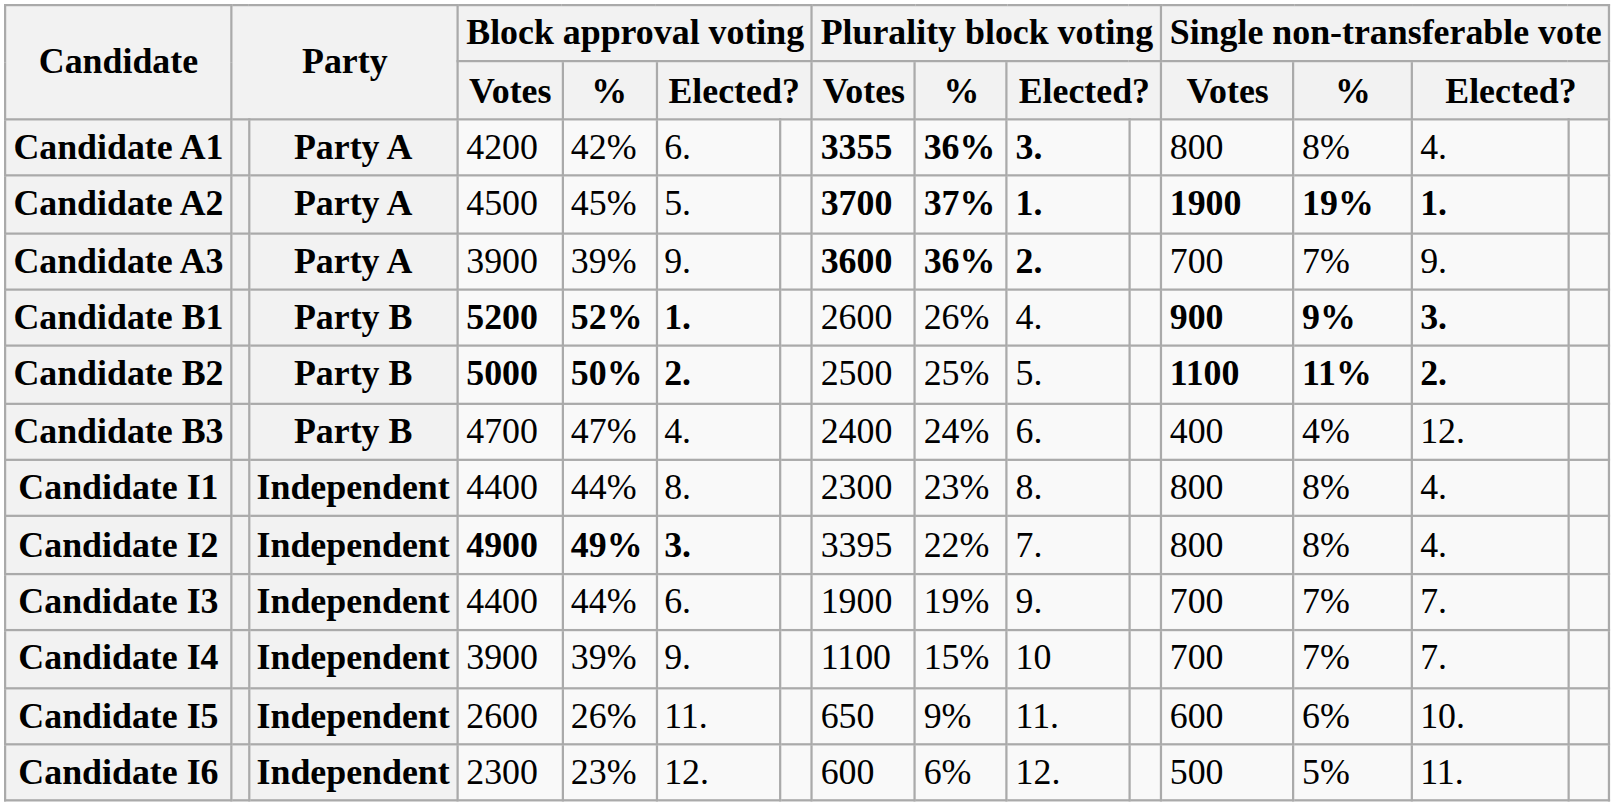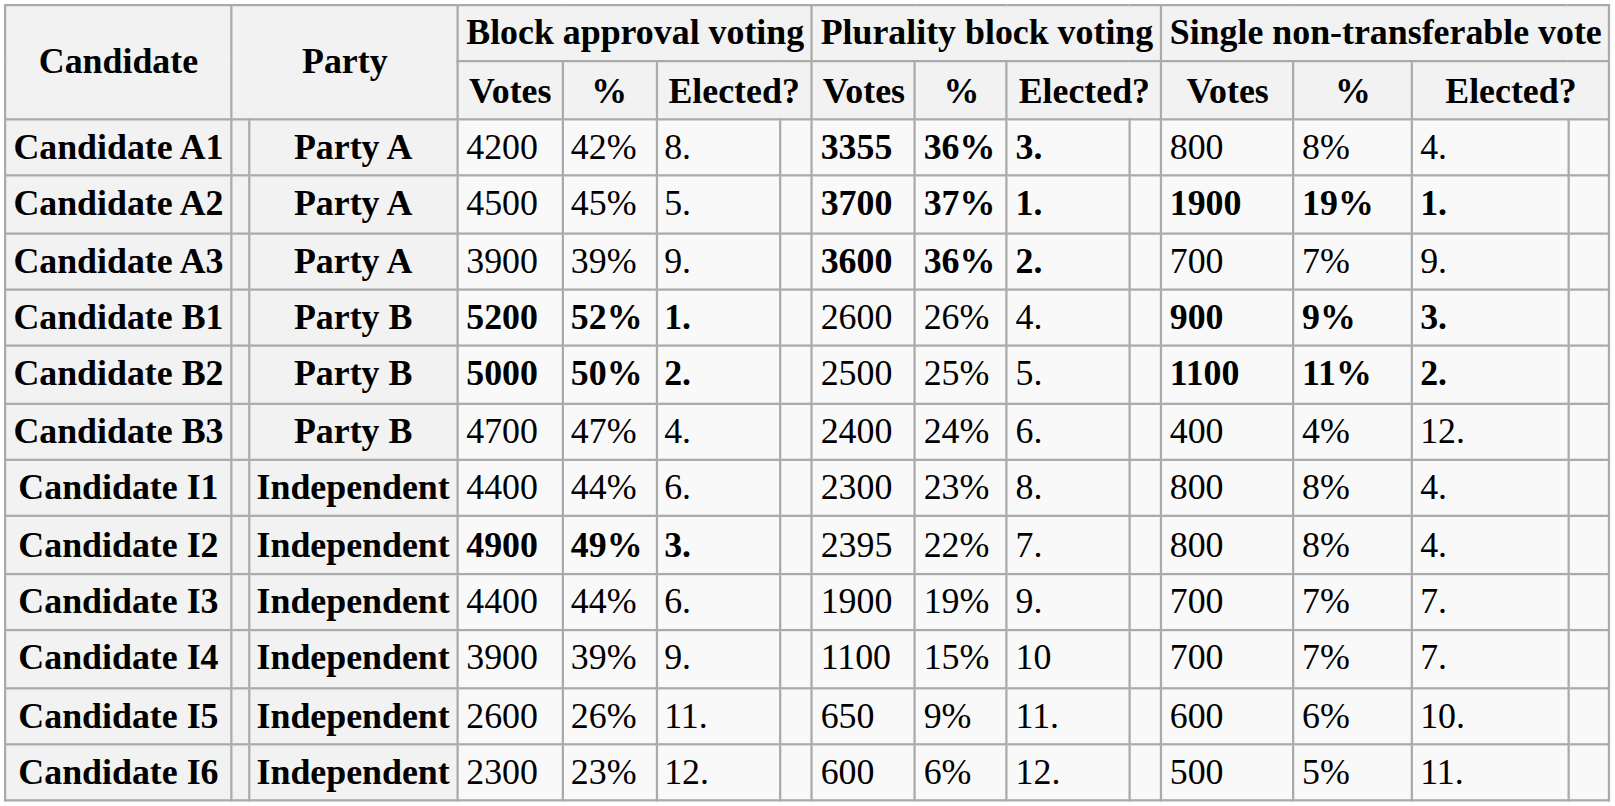(678, 146) 6. -> (678, 146) 8.
(678, 487) 8. -> (678, 487) 6.
(856, 544) 3395 -> (856, 544) 2395
